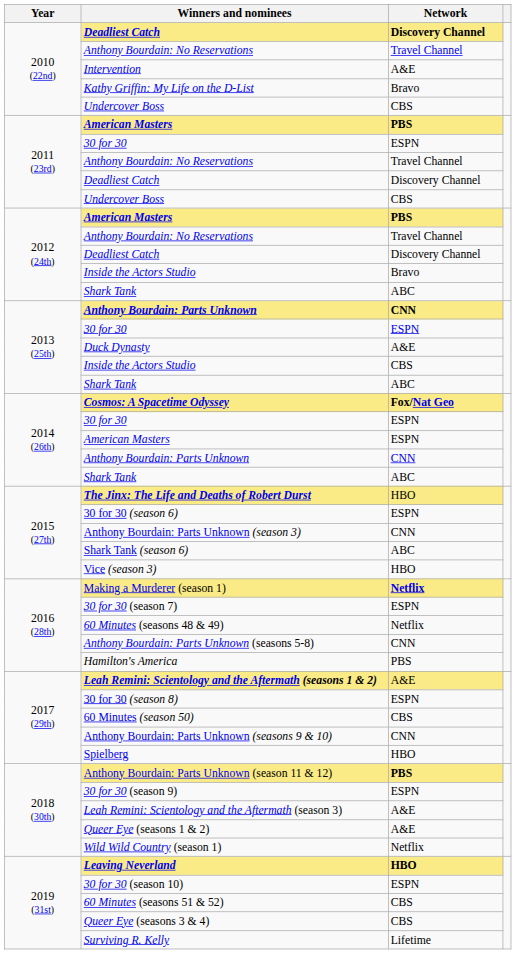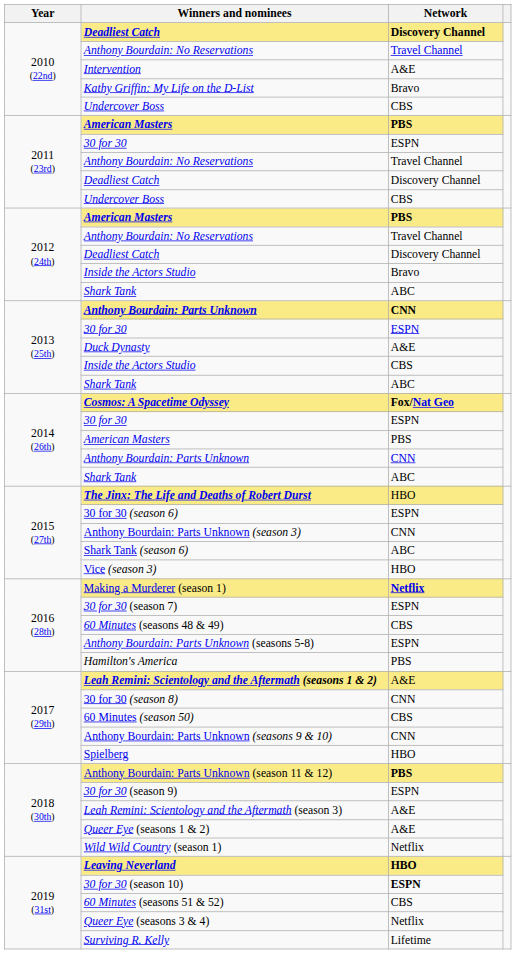(405, 439) ESPN -> (401, 439) PBS
(407, 625) Netflix -> (402, 625) CBS
(403, 643) CNN -> (405, 643) ESPN
(405, 699) ESPN -> (403, 699) CNN
(405, 884) normal -> (406, 884) bold
(402, 921) CBS -> (407, 921) Netflix
